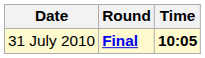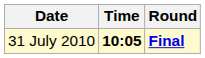columns swapped: (178, 16) <-> (127, 16)
